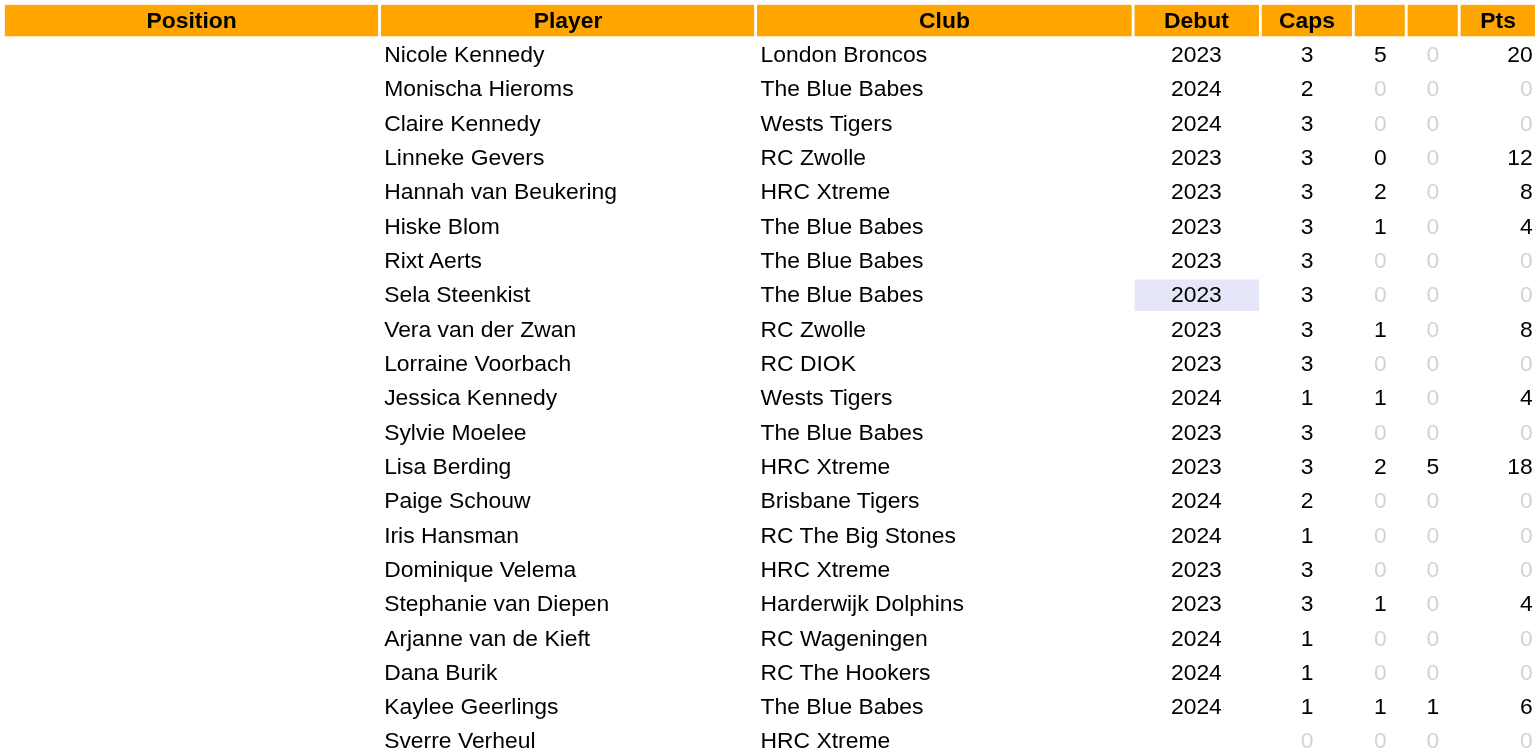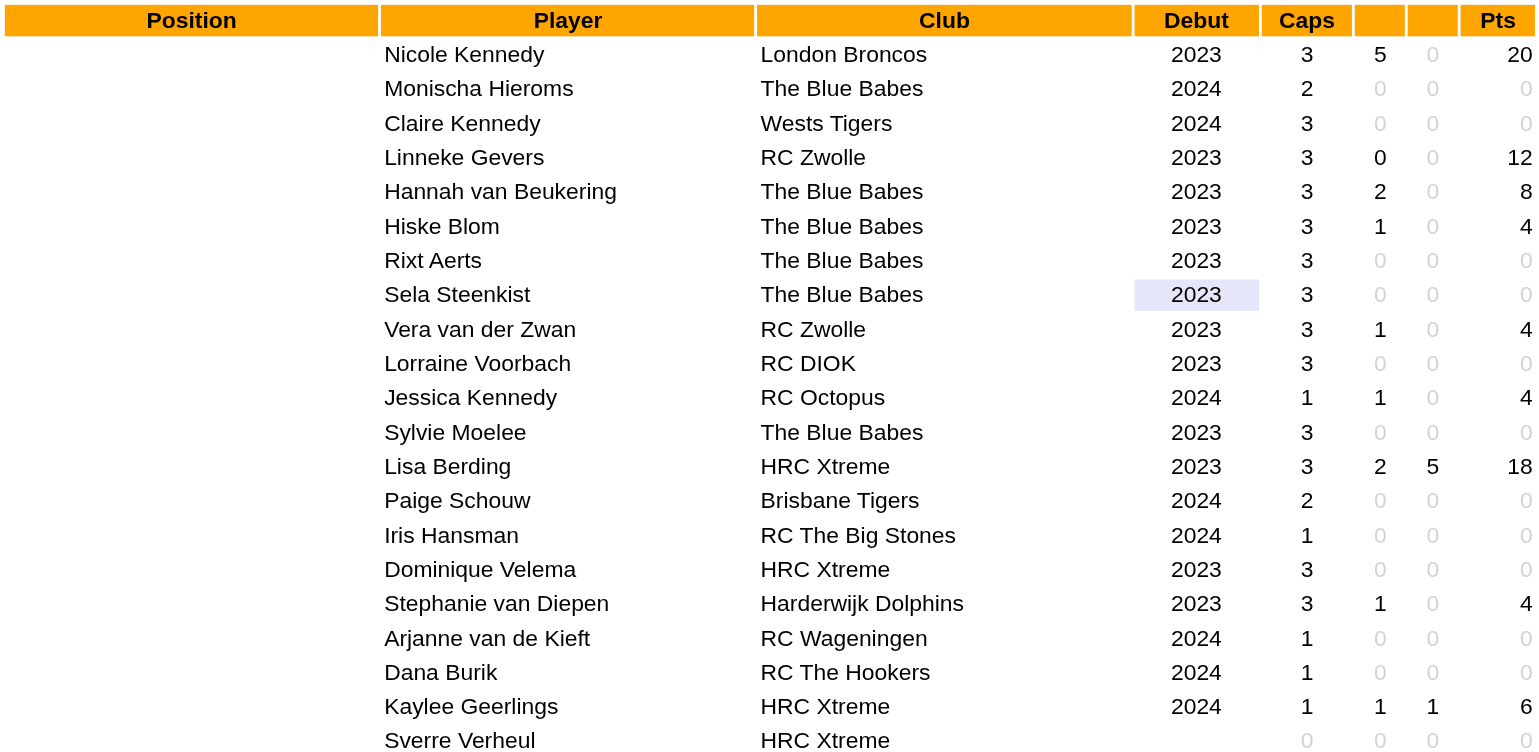(825, 191) HRC Xtreme -> (842, 191) The Blue Babes
(1526, 329) 8 -> (1526, 329) 4
(826, 397) Wests Tigers -> (823, 397) RC Octopus
(842, 706) The Blue Babes -> (825, 706) HRC Xtreme
